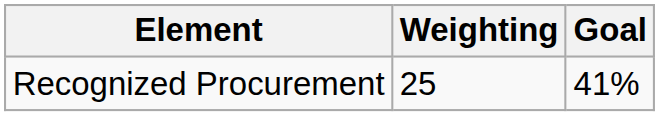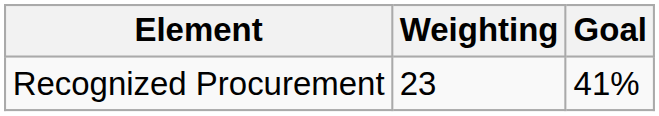(418, 82) 25 -> (418, 82) 23
